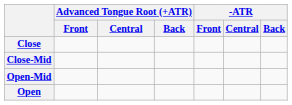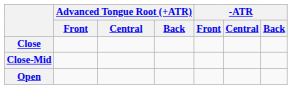- row: (29, 76)
